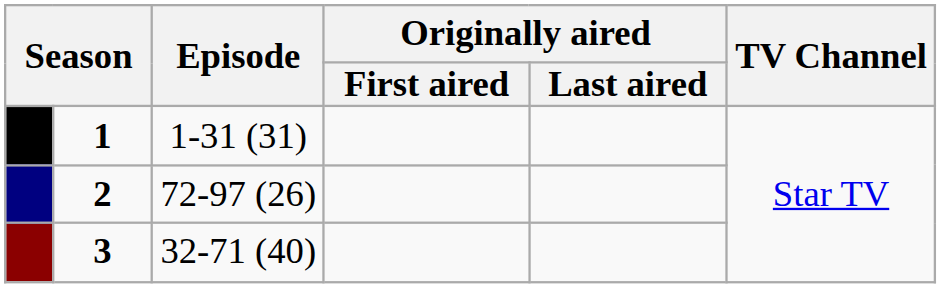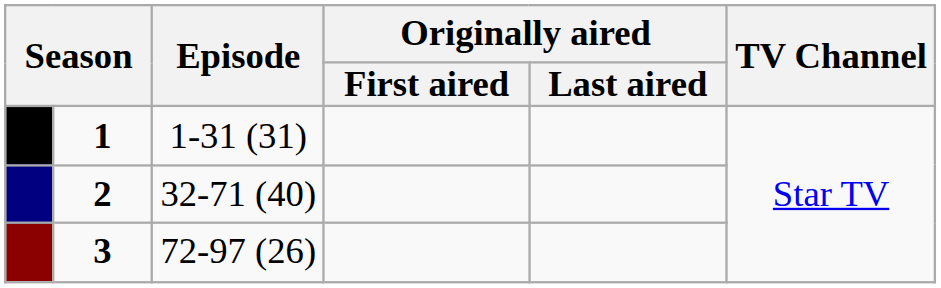(238, 193) 72-97 (26) -> (238, 193) 32-71 (40)
(238, 251) 32-71 (40) -> (238, 251) 72-97 (26)
